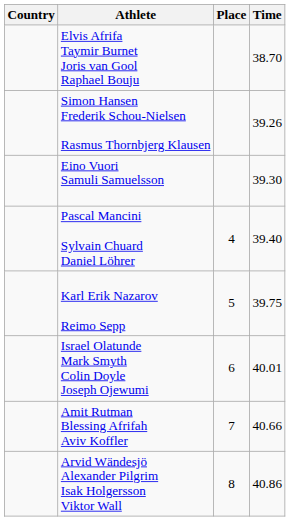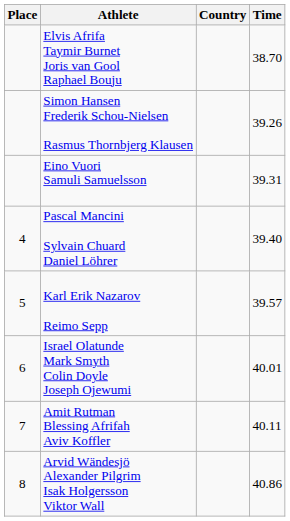columns swapped: (231, 14) <-> (31, 14)
(267, 180) 39.30 -> (267, 180) 39.31
(267, 303) 39.75 -> (267, 303) 39.57
(267, 426) 40.66 -> (267, 426) 40.11
